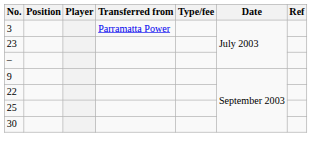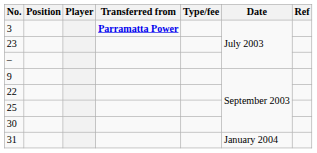(134, 28) normal -> (138, 28) bold
+ row: (12, 140)
